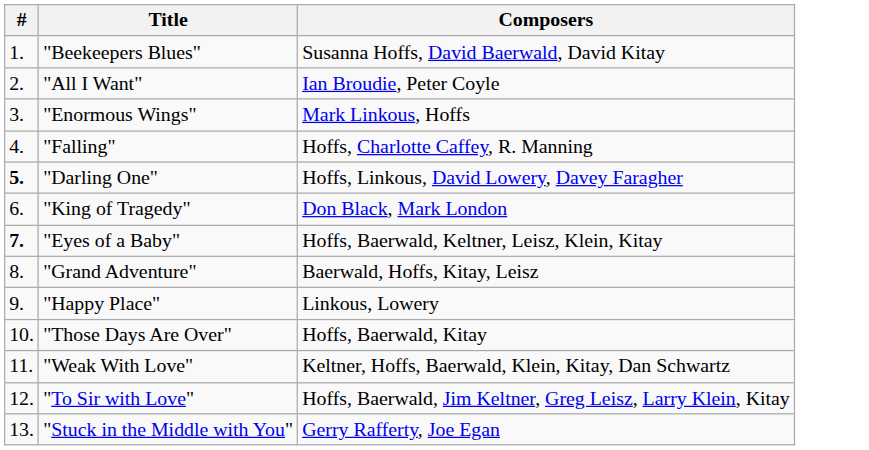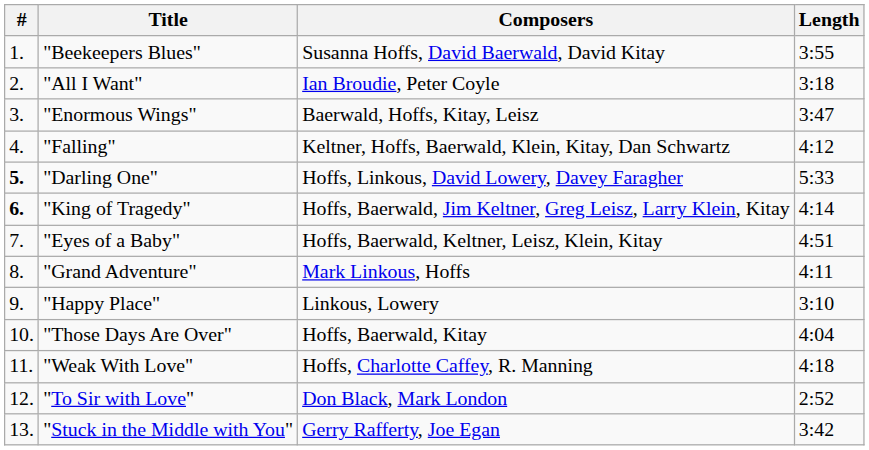+ column: (829, 20)
(386, 114) Mark Linkous, Hoffs -> (420, 114) Baerwald, Hoffs, Kitay, Leisz
(447, 146) Hoffs, Charlotte Caffey, R. Manning -> (516, 146) Keltner, Hoffs, Baerwald, Klein, Kitay, Dan Schwartz
(17, 209) normal -> (17, 209) bold
(405, 209) Don Black, Mark London -> (546, 209) Hoffs, Baerwald, Jim Keltner, Greg Leisz, Larry Klein, Kitay
(17, 240) bold -> (17, 240) normal
(420, 271) Baerwald, Hoffs, Kitay, Leisz -> (386, 271) Mark Linkous, Hoffs
(516, 366) Keltner, Hoffs, Baerwald, Klein, Kitay, Dan Schwartz -> (447, 366) Hoffs, Charlotte Caffey, R. Manning
(546, 397) Hoffs, Baerwald, Jim Keltner, Greg Leisz, Larry Klein, Kitay -> (405, 397) Don Black, Mark London
